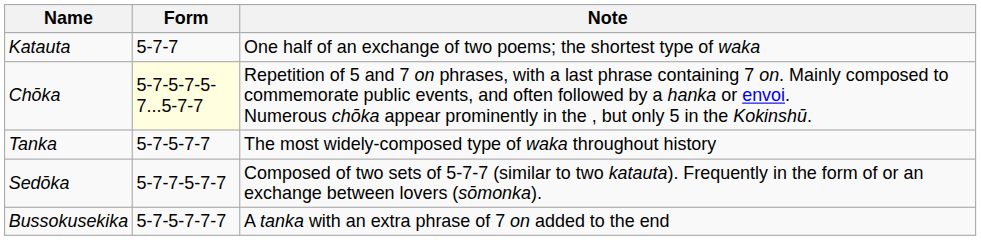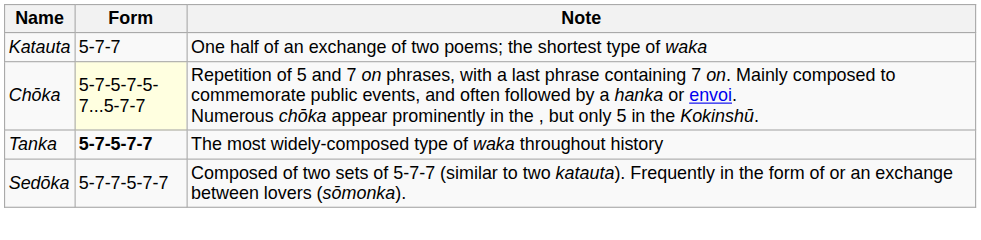(173, 144) normal -> (116, 144) bold
- row: (68, 221)
